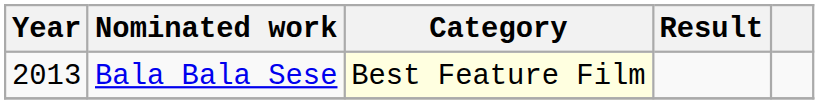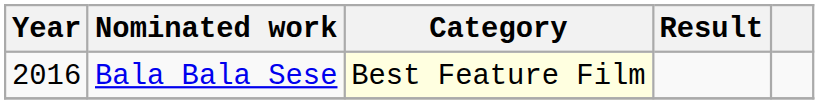(47, 76) 2013 -> (47, 76) 2016
